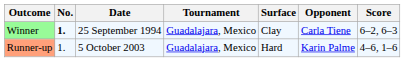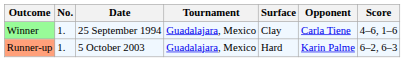(61, 30) bold -> (61, 30) normal
(379, 30) 6–2, 6–3 -> (379, 30) 4–6, 1–6
(379, 47) 4–6, 1–6 -> (379, 47) 6–2, 6–3
